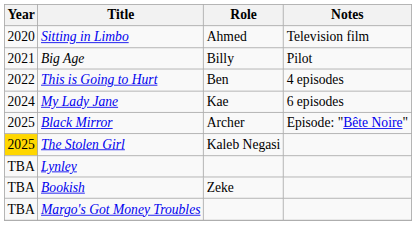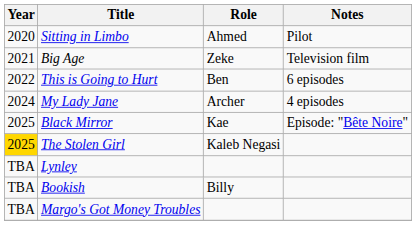(328, 36) Television film -> (299, 36) Pilot
(220, 58) Billy -> (220, 58) Zeke
(299, 58) Pilot -> (328, 58) Television film
(315, 79) 4 episodes -> (315, 79) 6 episodes
(218, 101) Kae -> (226, 101) Archer
(315, 101) 6 episodes -> (315, 101) 4 episodes
(226, 123) Archer -> (218, 123) Kae
(220, 187) Zeke -> (220, 187) Billy
